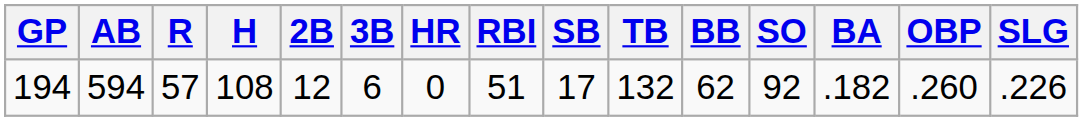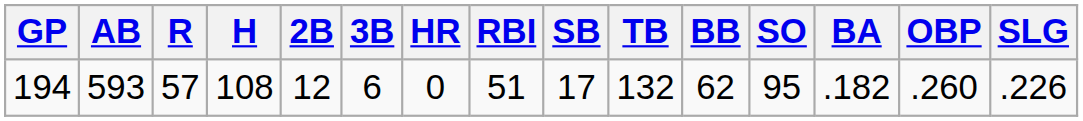(116, 87) 594 -> (116, 87) 593
(782, 87) 92 -> (782, 87) 95
